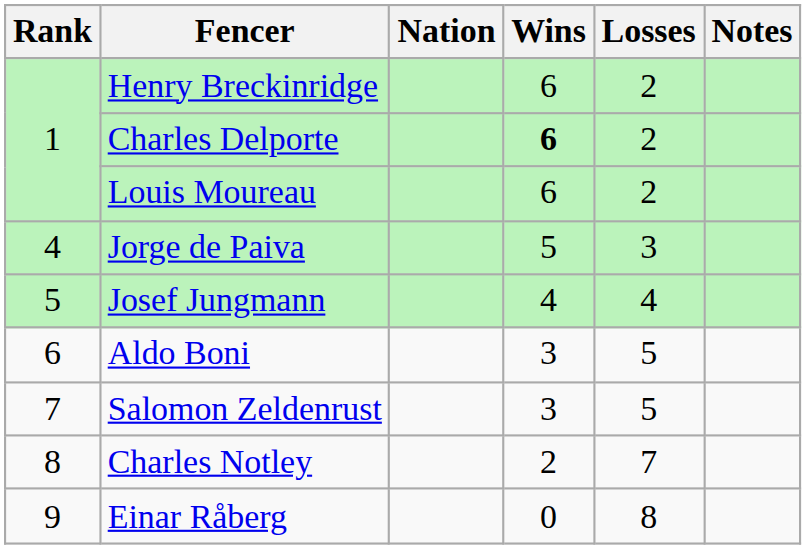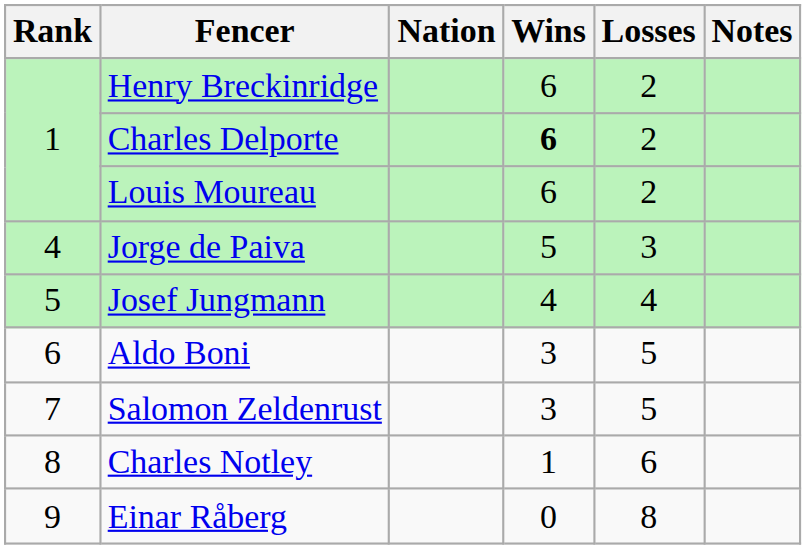(549, 461) 2 -> (549, 461) 1
(649, 461) 7 -> (649, 461) 6
